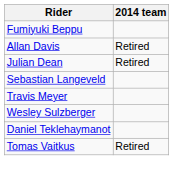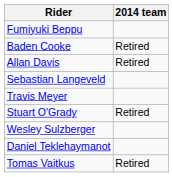+ row: (39, 46)
- row: (35, 63)
+ row: (42, 113)
